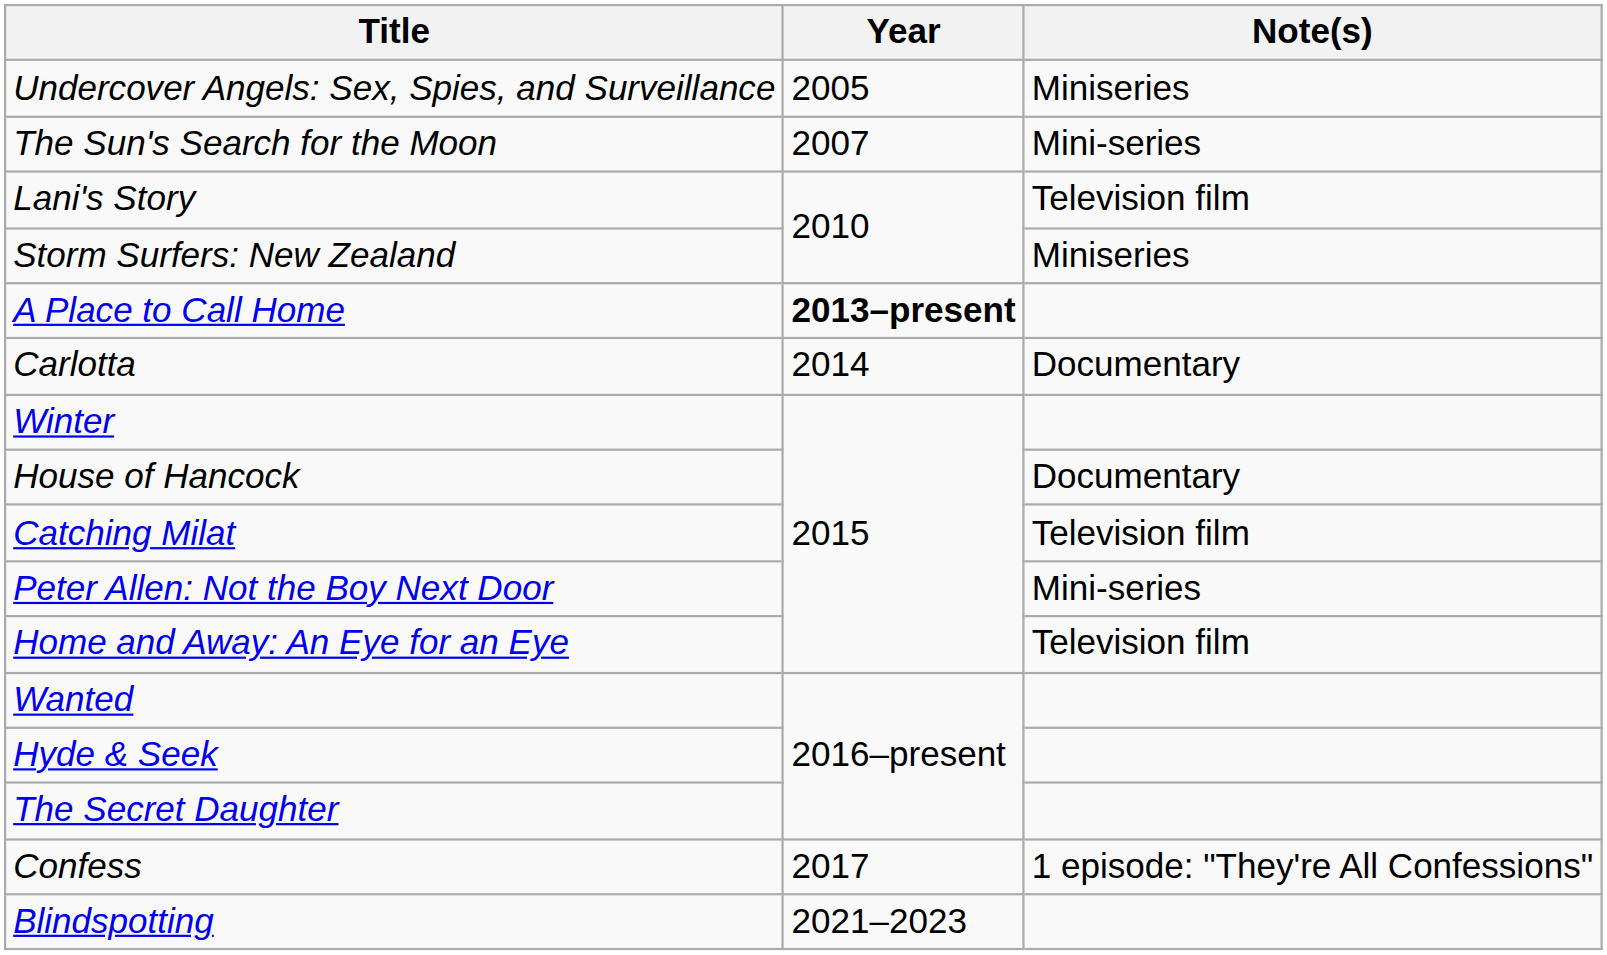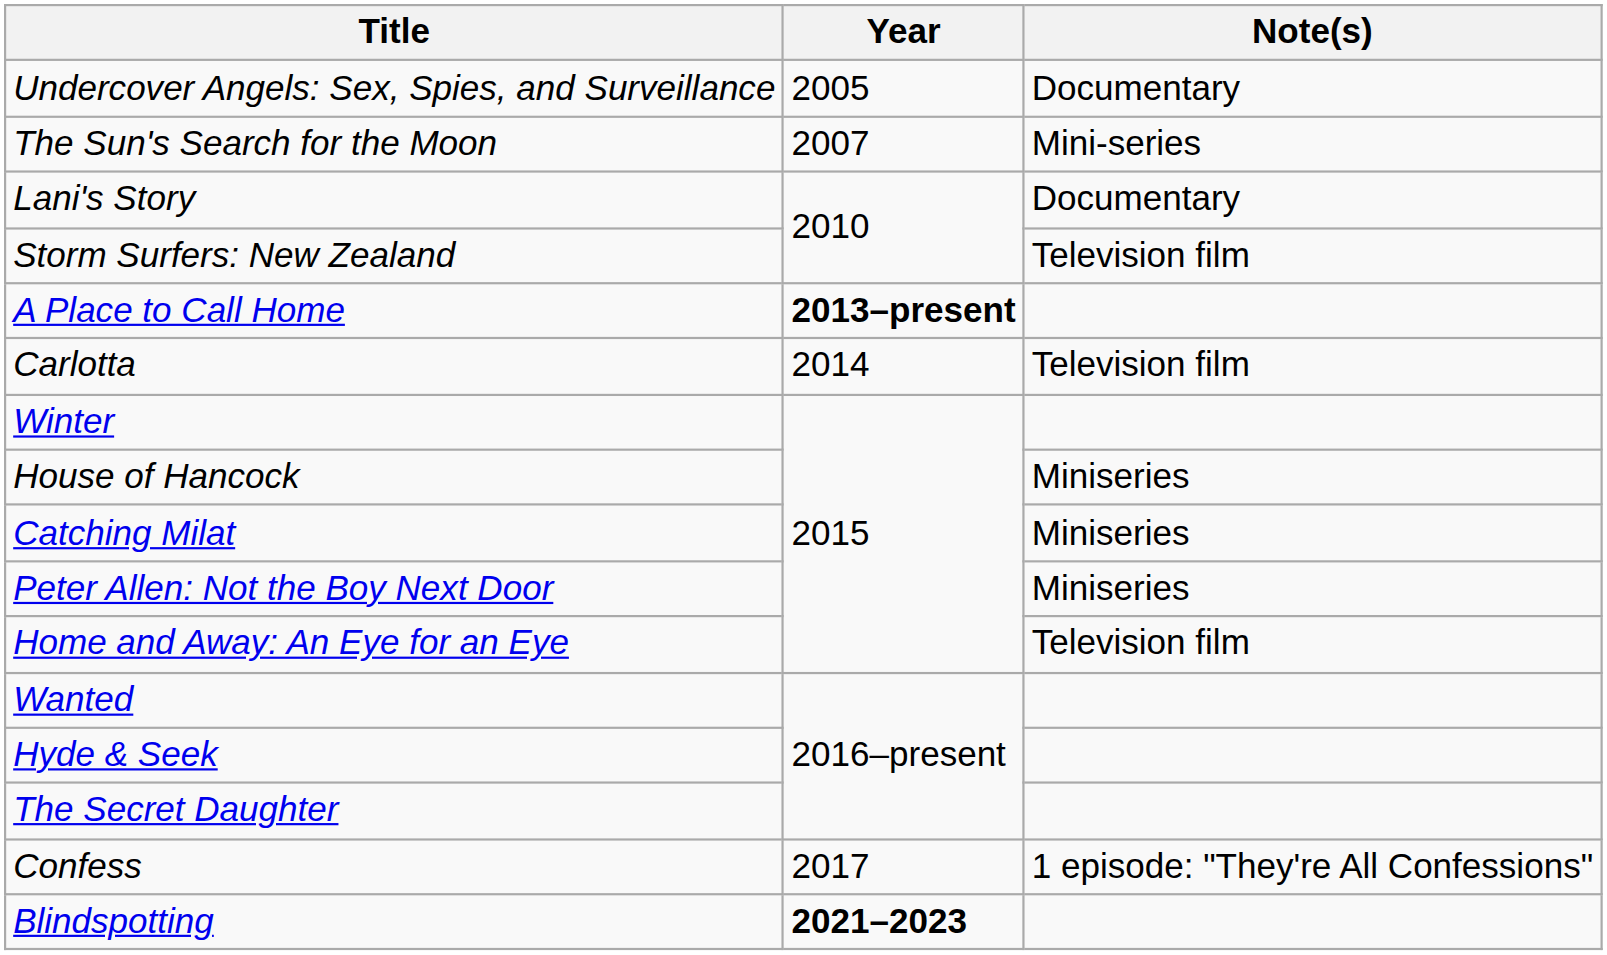(1111, 87) Miniseries -> (1136, 87) Documentary
(1141, 198) Television film -> (1136, 198) Documentary
(1111, 254) Miniseries -> (1141, 254) Television film
(1136, 365) Documentary -> (1141, 365) Television film
(1136, 476) Documentary -> (1111, 476) Miniseries
(1141, 532) Television film -> (1111, 532) Miniseries
(1116, 587) Mini-series -> (1111, 587) Miniseries
(879, 921) normal -> (879, 921) bold
